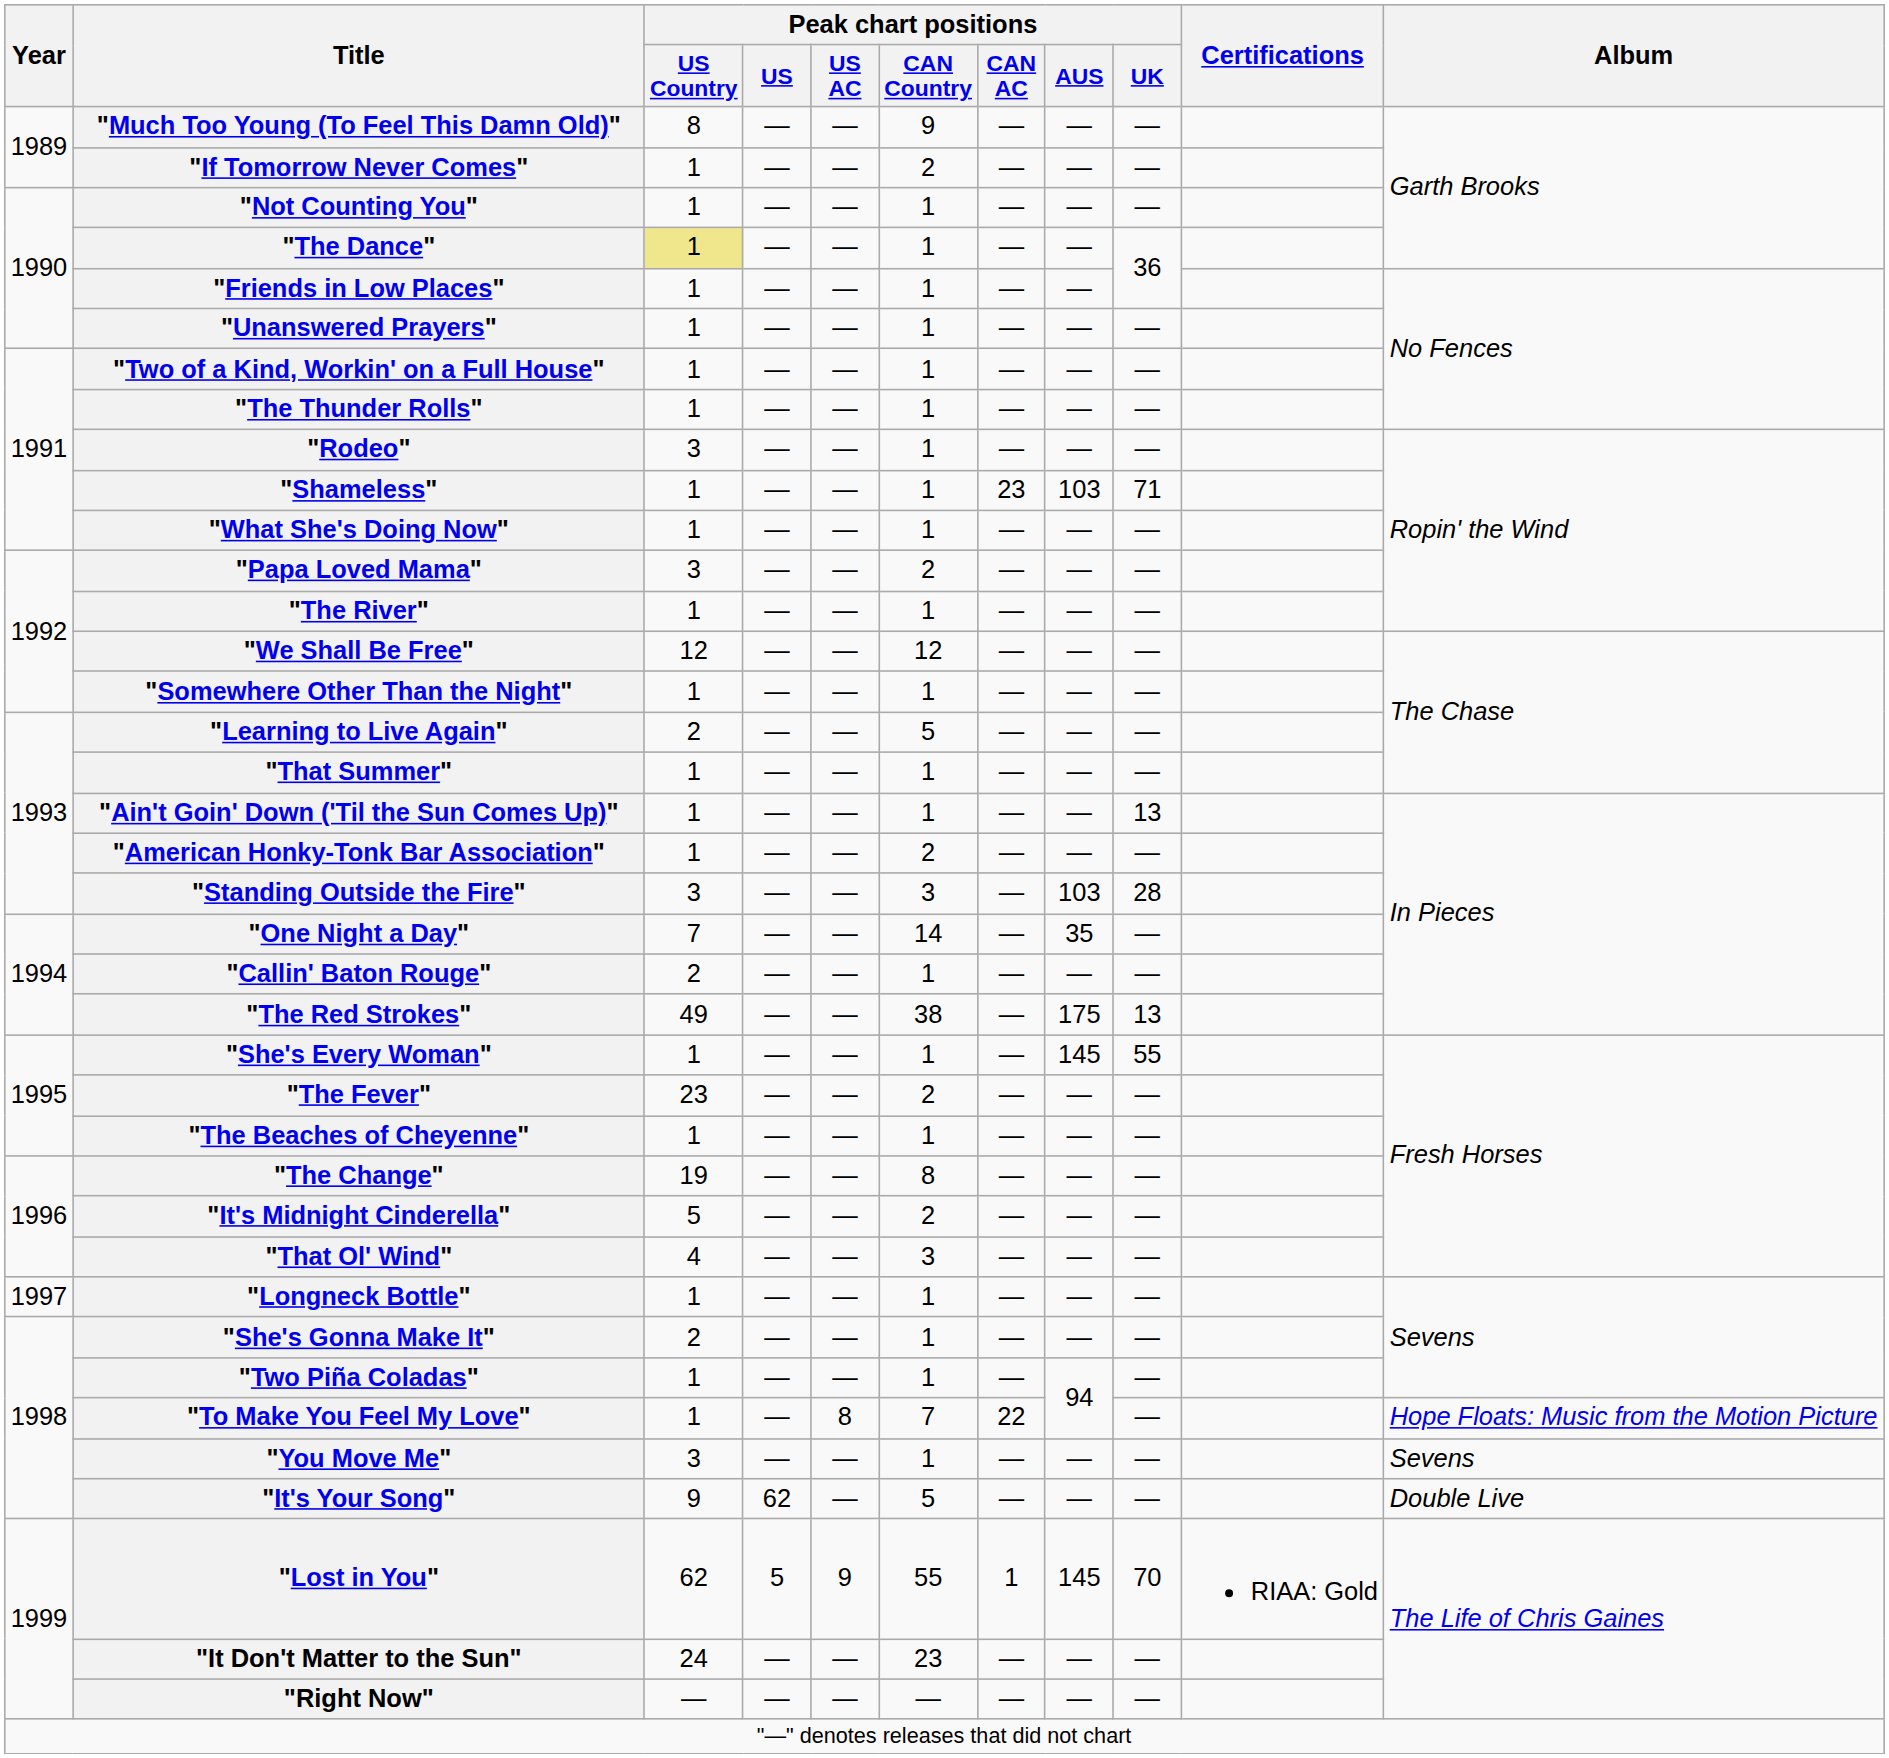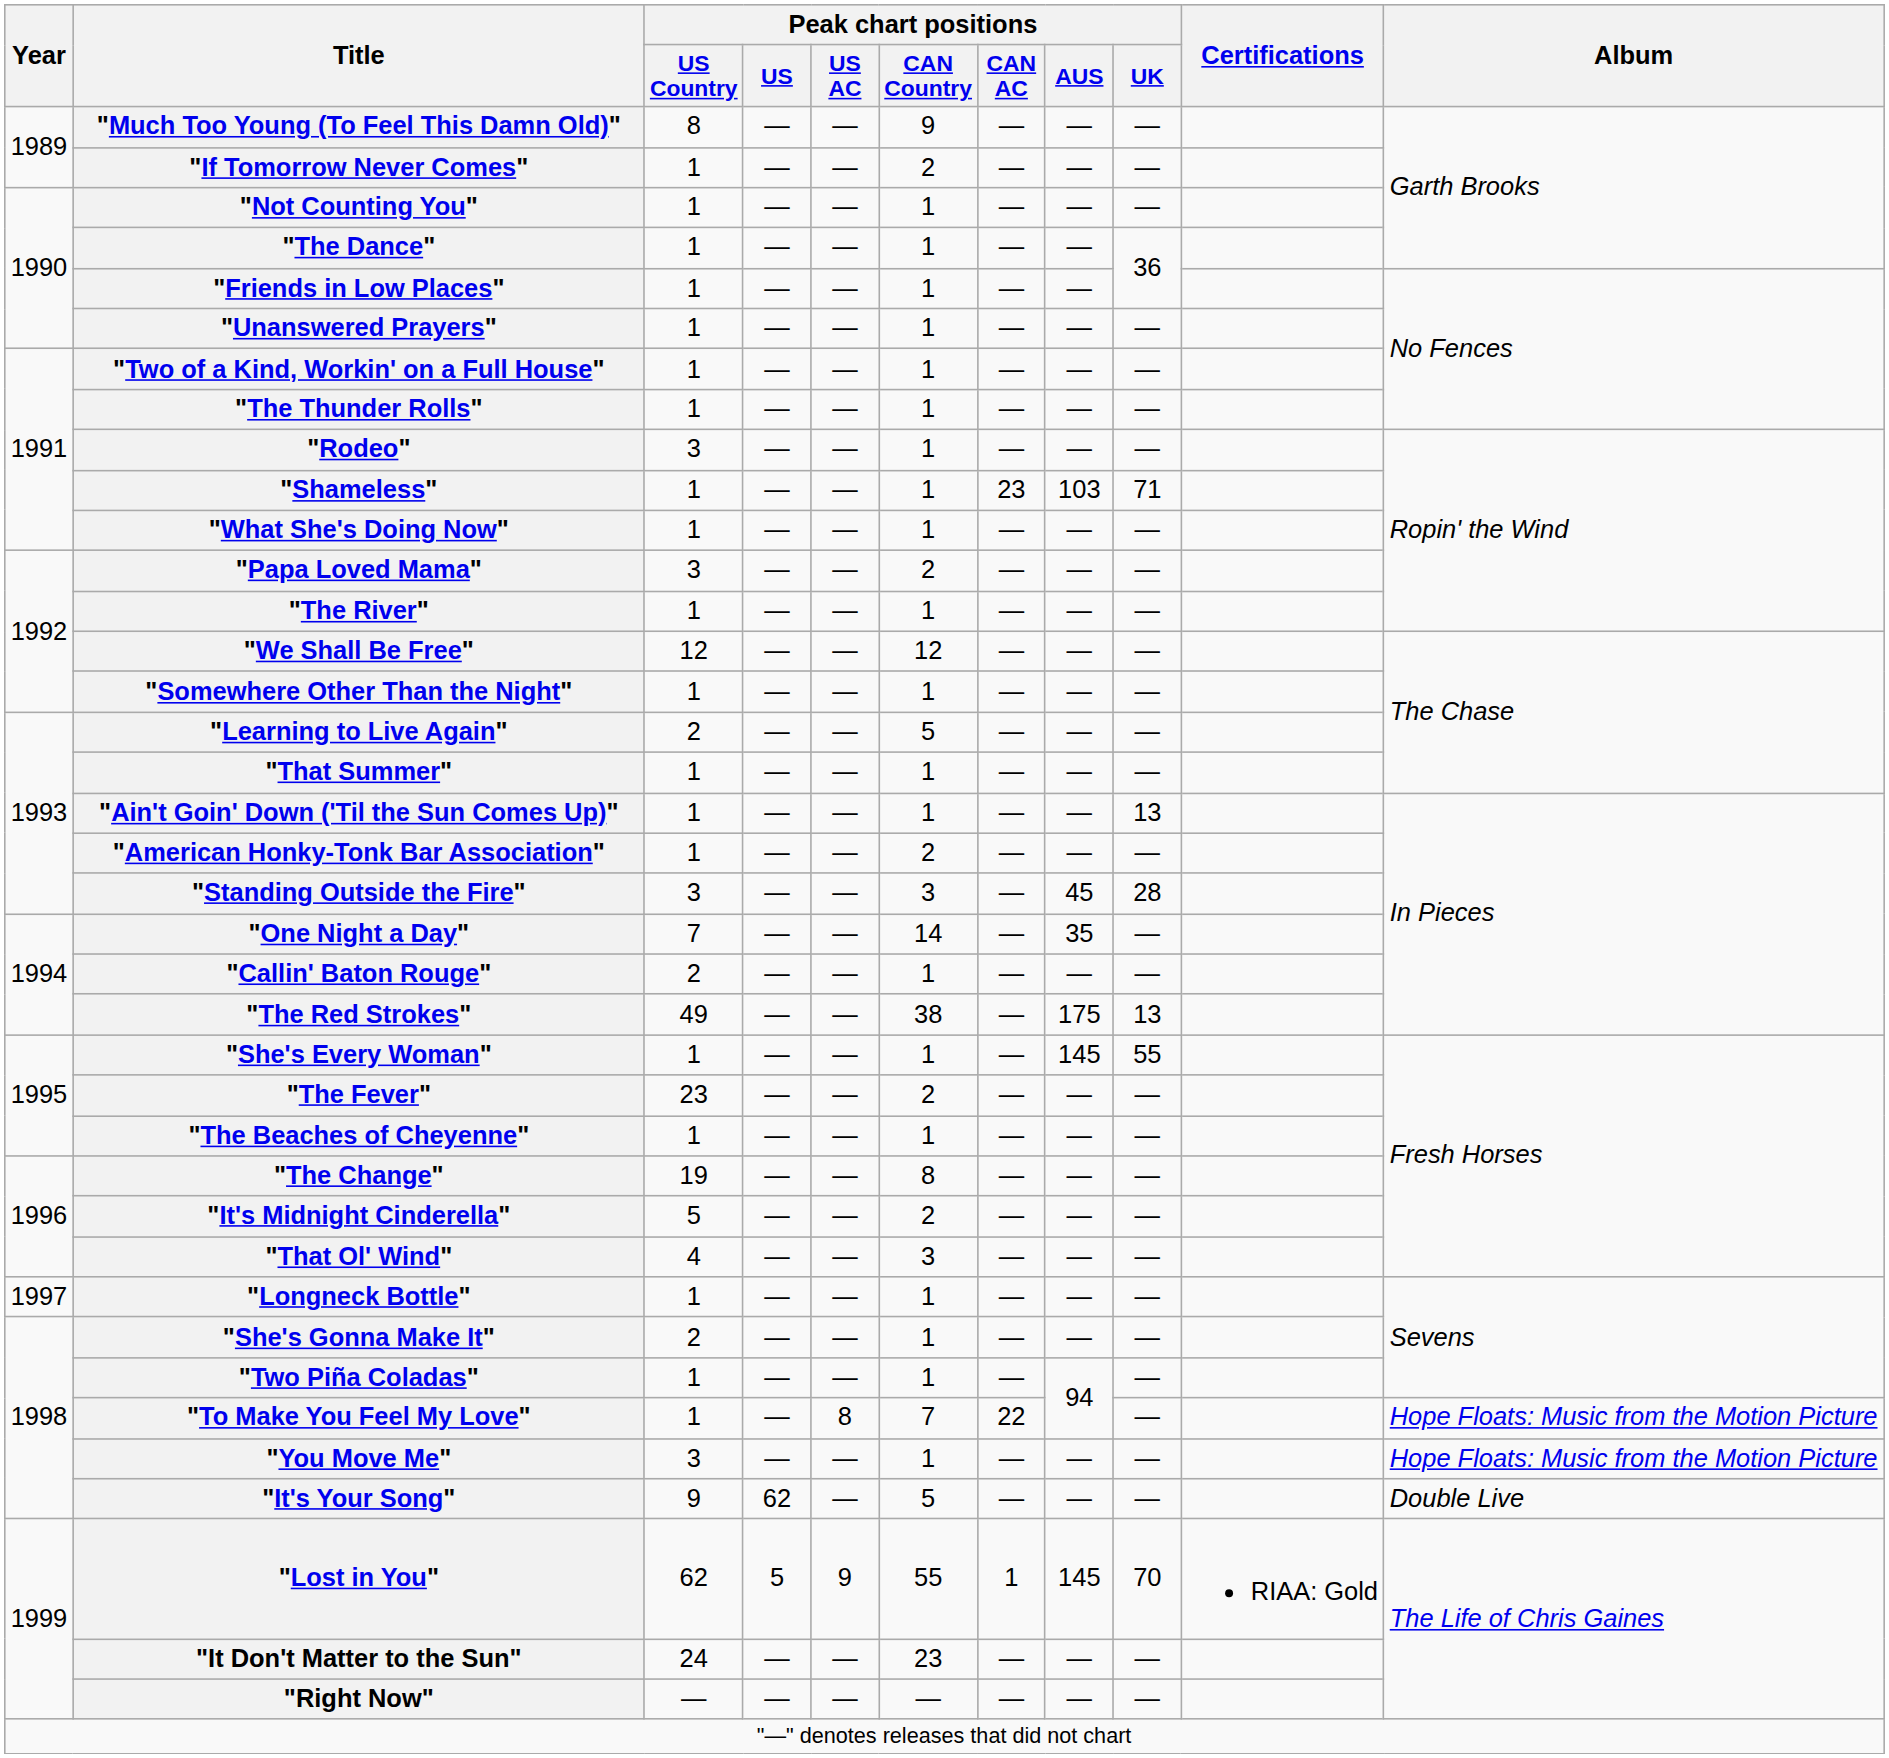(694, 247) khaki background -> (694, 247) no background
(1079, 893) 103 -> (1079, 893) 45
(1432, 1458) Sevens -> (1634, 1458) Hope Floats: Music from the Motion Picture
